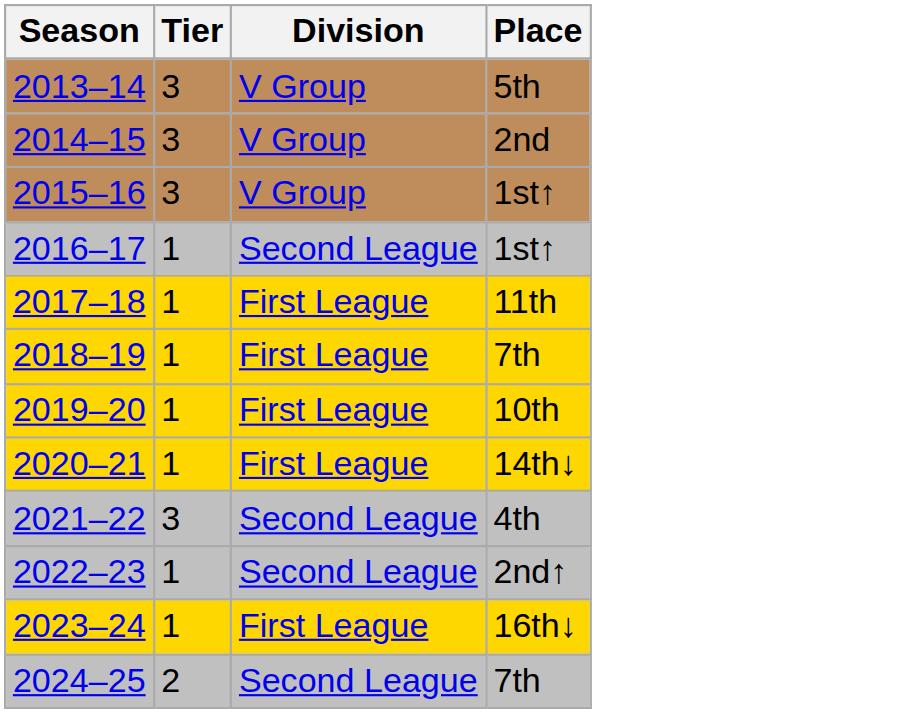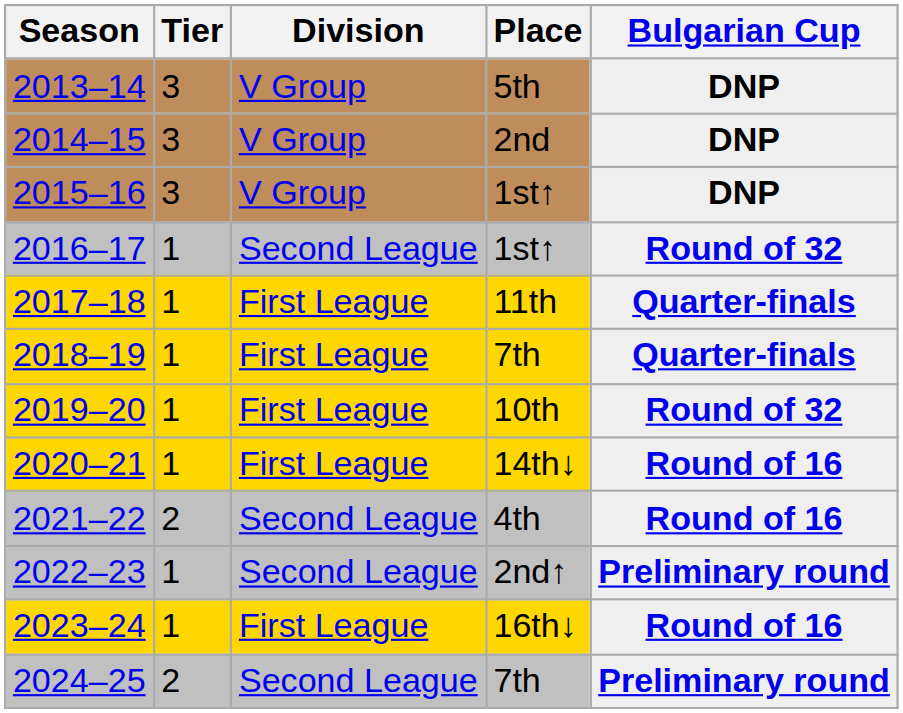+ column: (744, 31)
(171, 517) 3 -> (171, 517) 2
